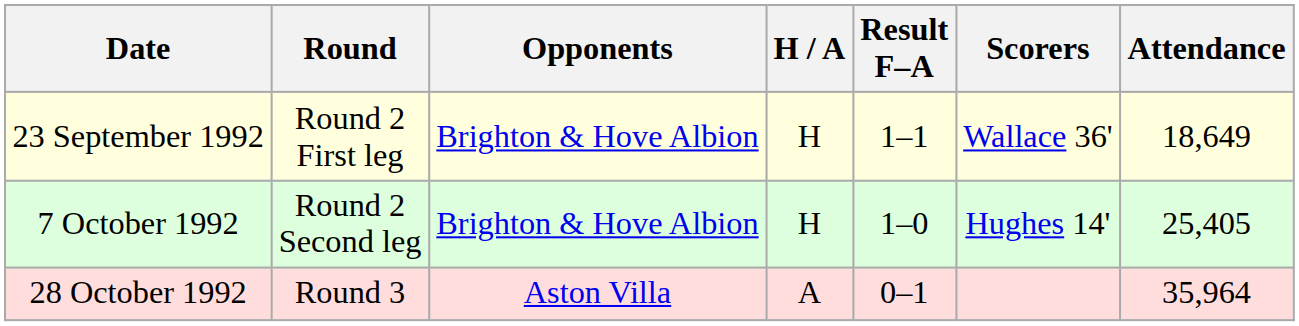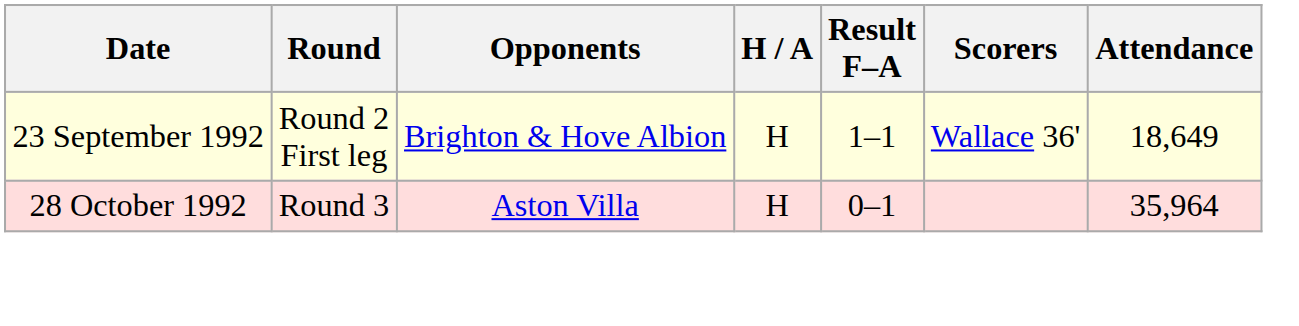- row: (138, 223)
(809, 292) A -> (777, 205) H
